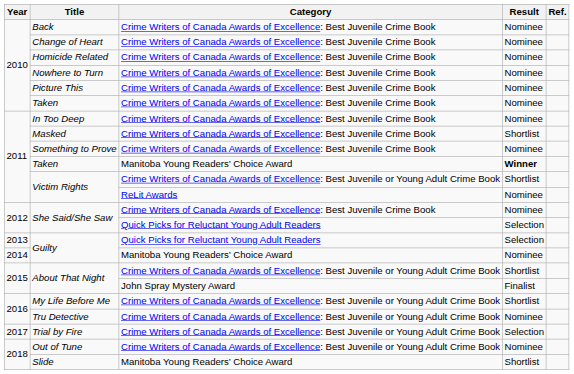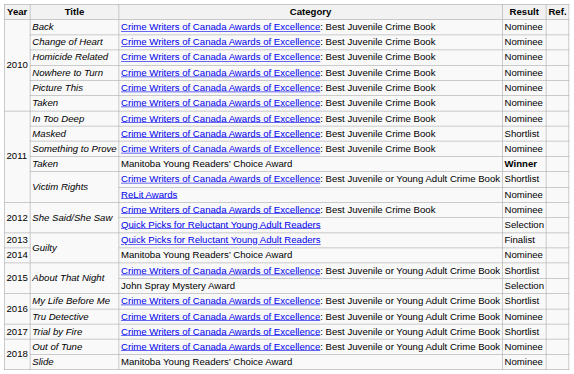(524, 240) Selection -> (520, 240) Finalist
(520, 286) Finalist -> (524, 286) Selection
(524, 331) Selection -> (522, 331) Shortlist
(522, 362) Shortlist -> (524, 362) Nominee
